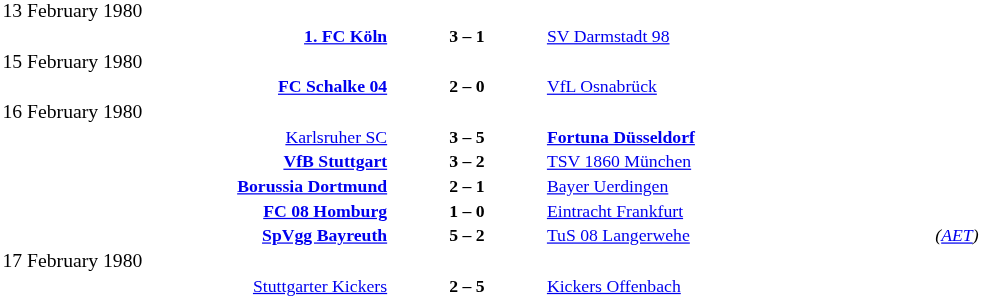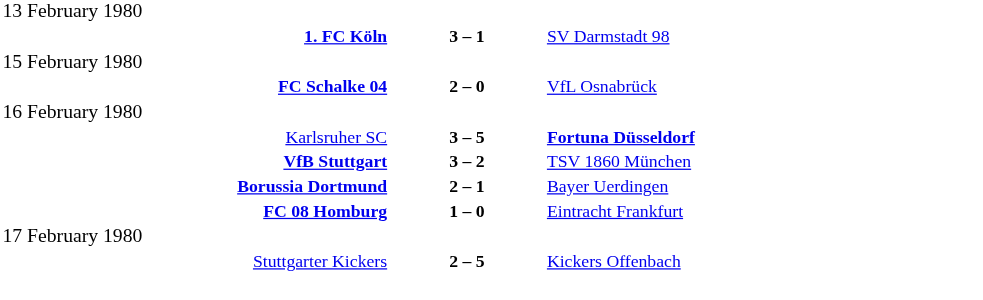- row: (325, 235)
